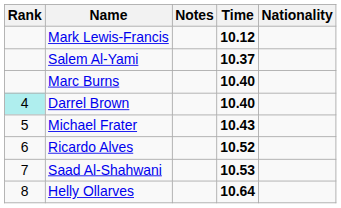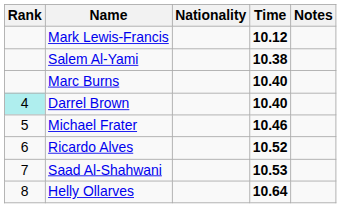columns swapped: (297, 15) <-> (195, 15)
(238, 59) 10.37 -> (270, 59) 10.38
(238, 125) 10.43 -> (270, 125) 10.46
